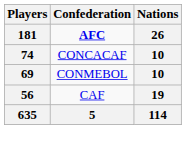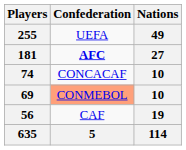+ row: (27, 34)
(158, 34) 26 -> (158, 54) 27
(92, 74) no background -> (92, 94) lightsalmon background
